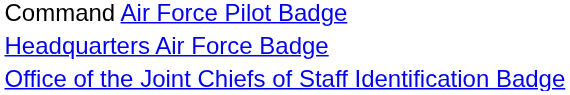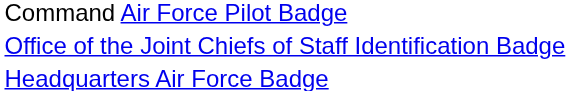rows swapped: (285, 78) <-> (167, 45)
